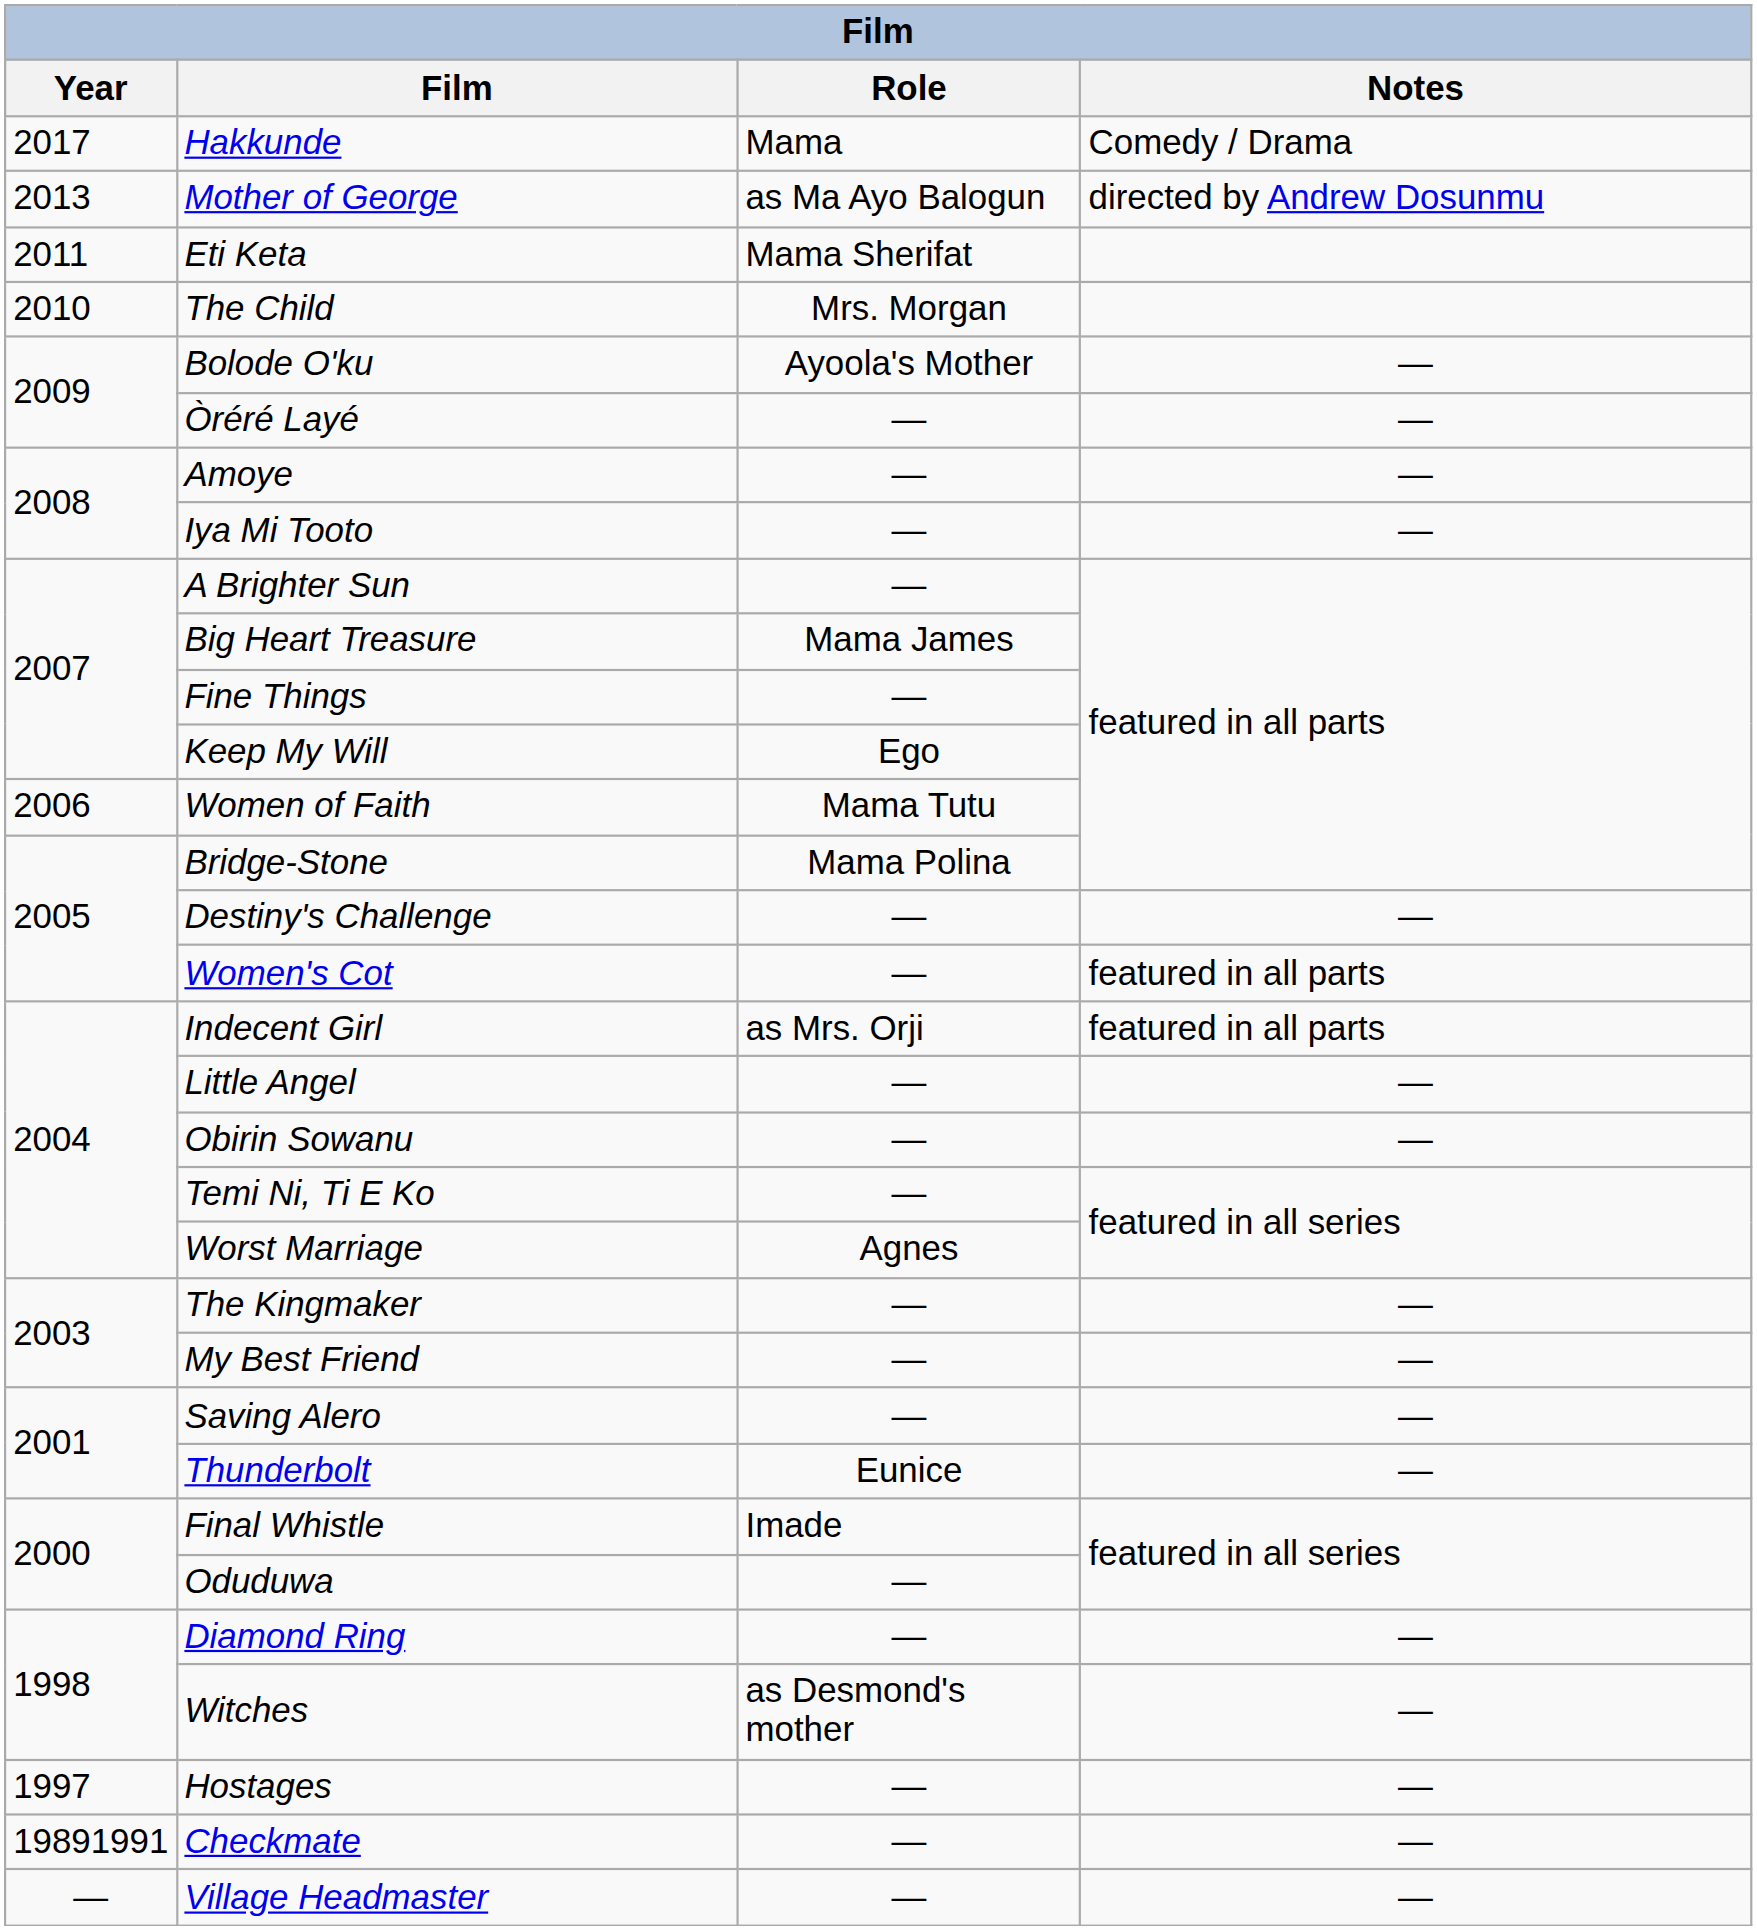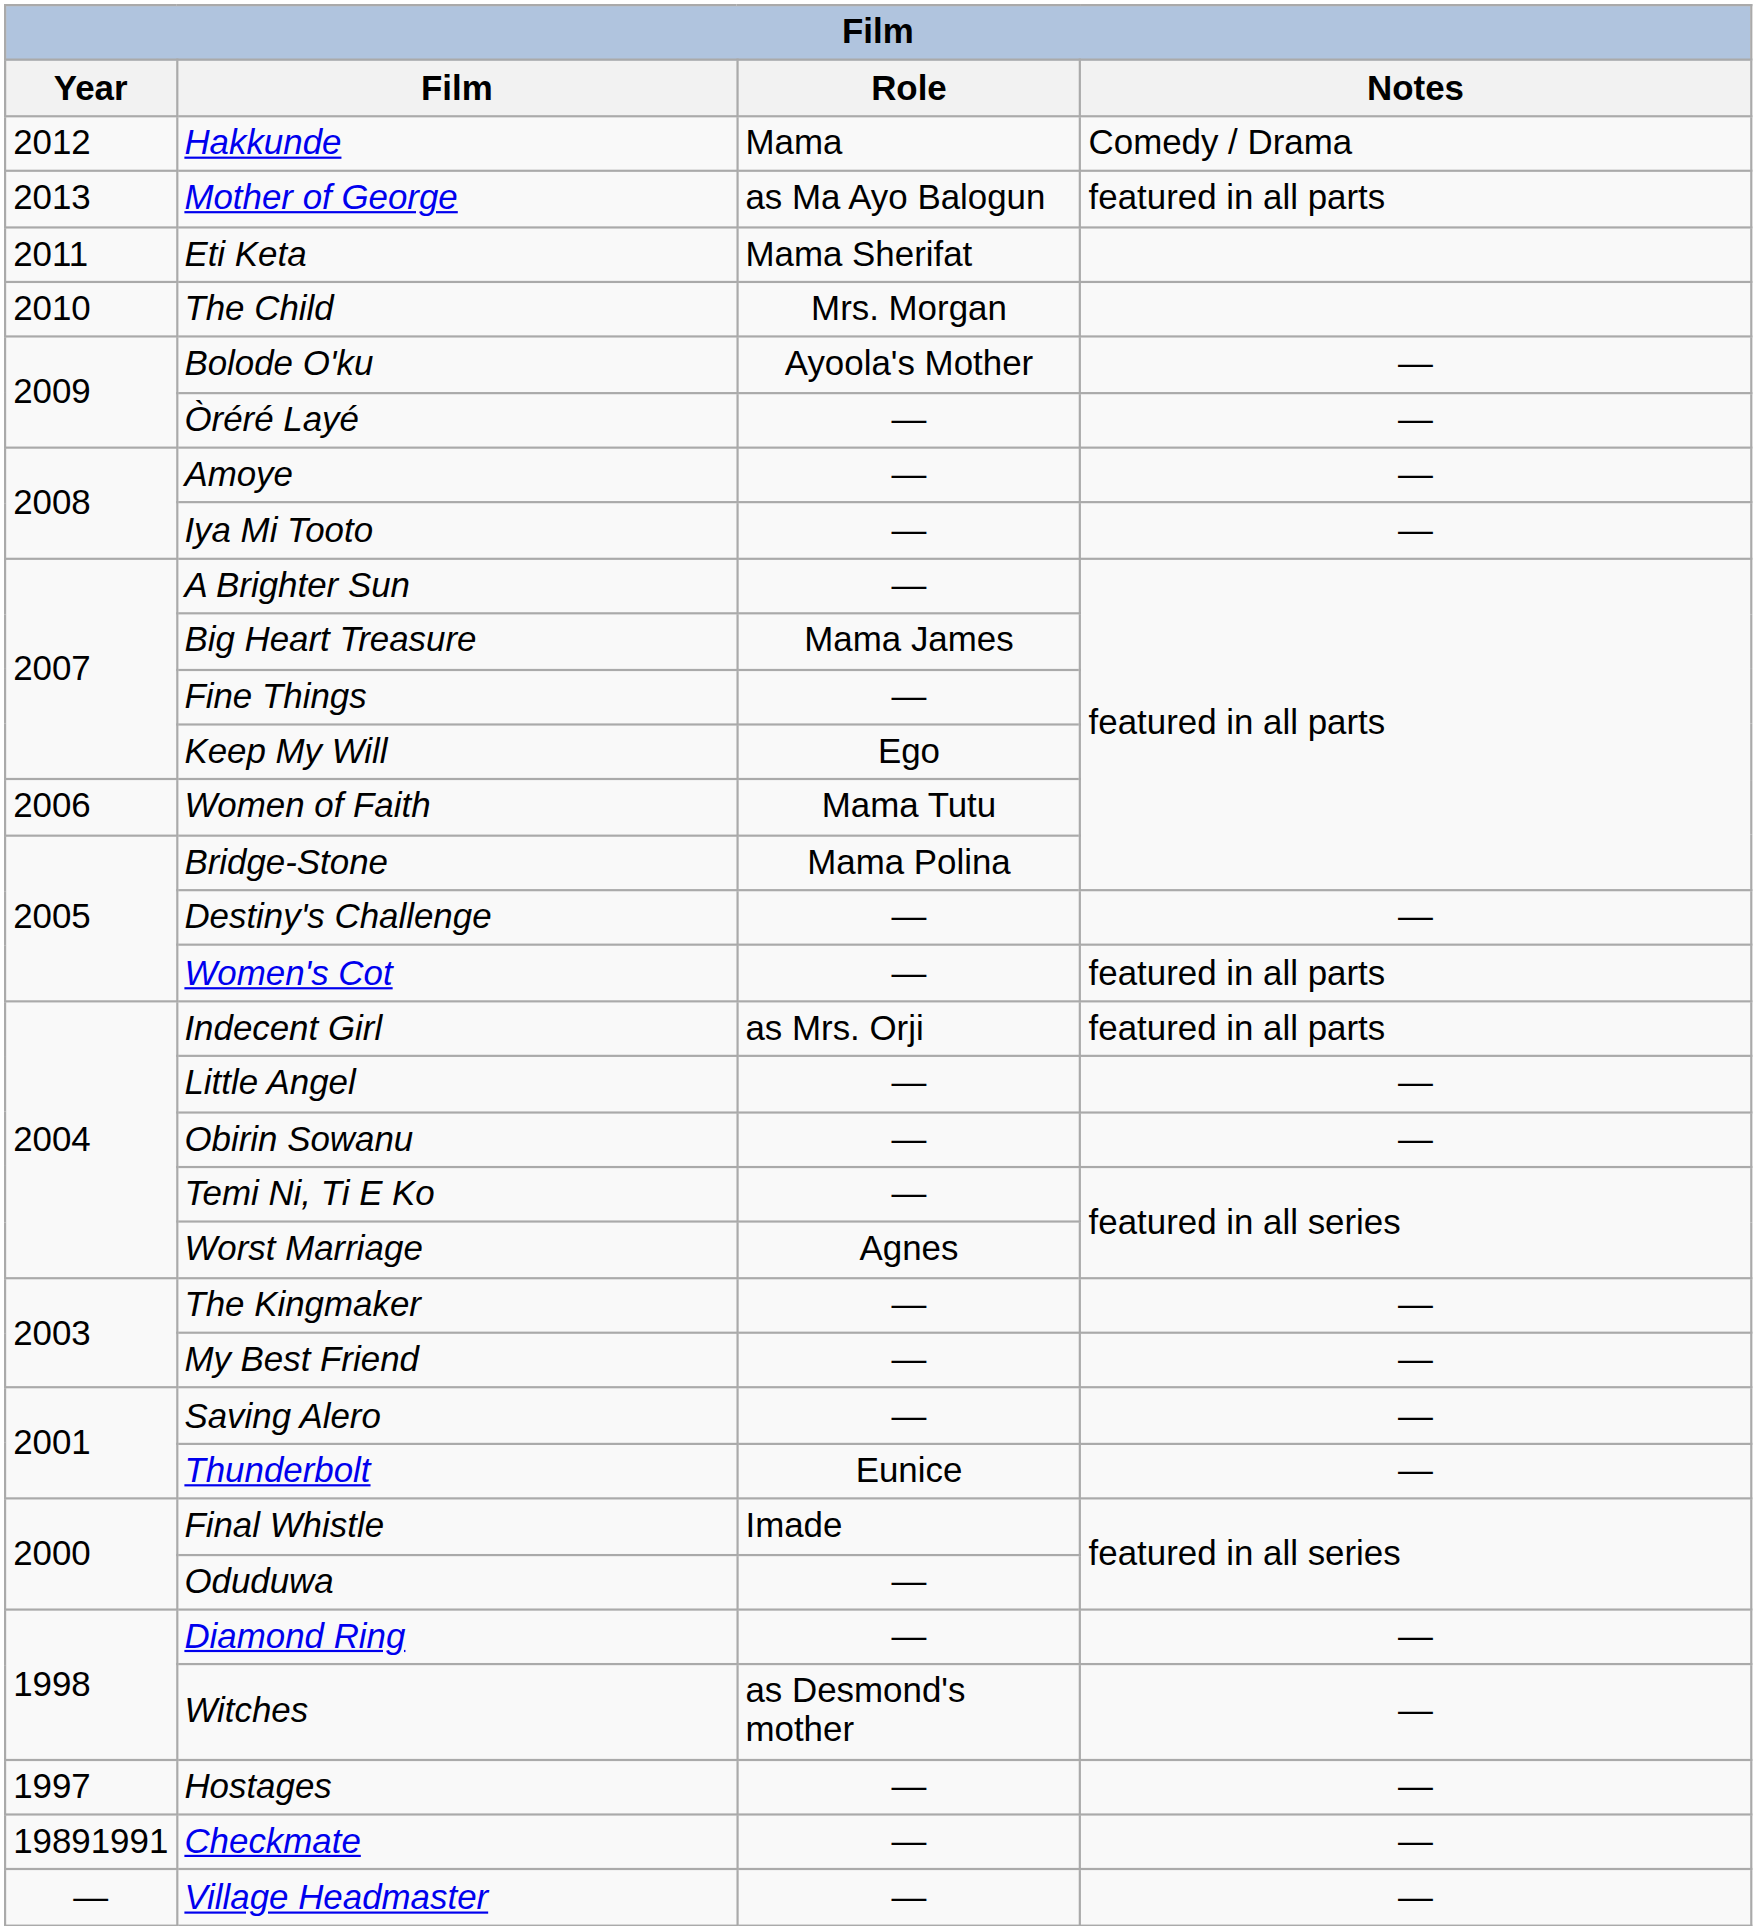(52, 142) 2017 -> (52, 142) 2012
(1316, 198) directed by Andrew Dosunmu -> (1237, 198) featured in all parts
